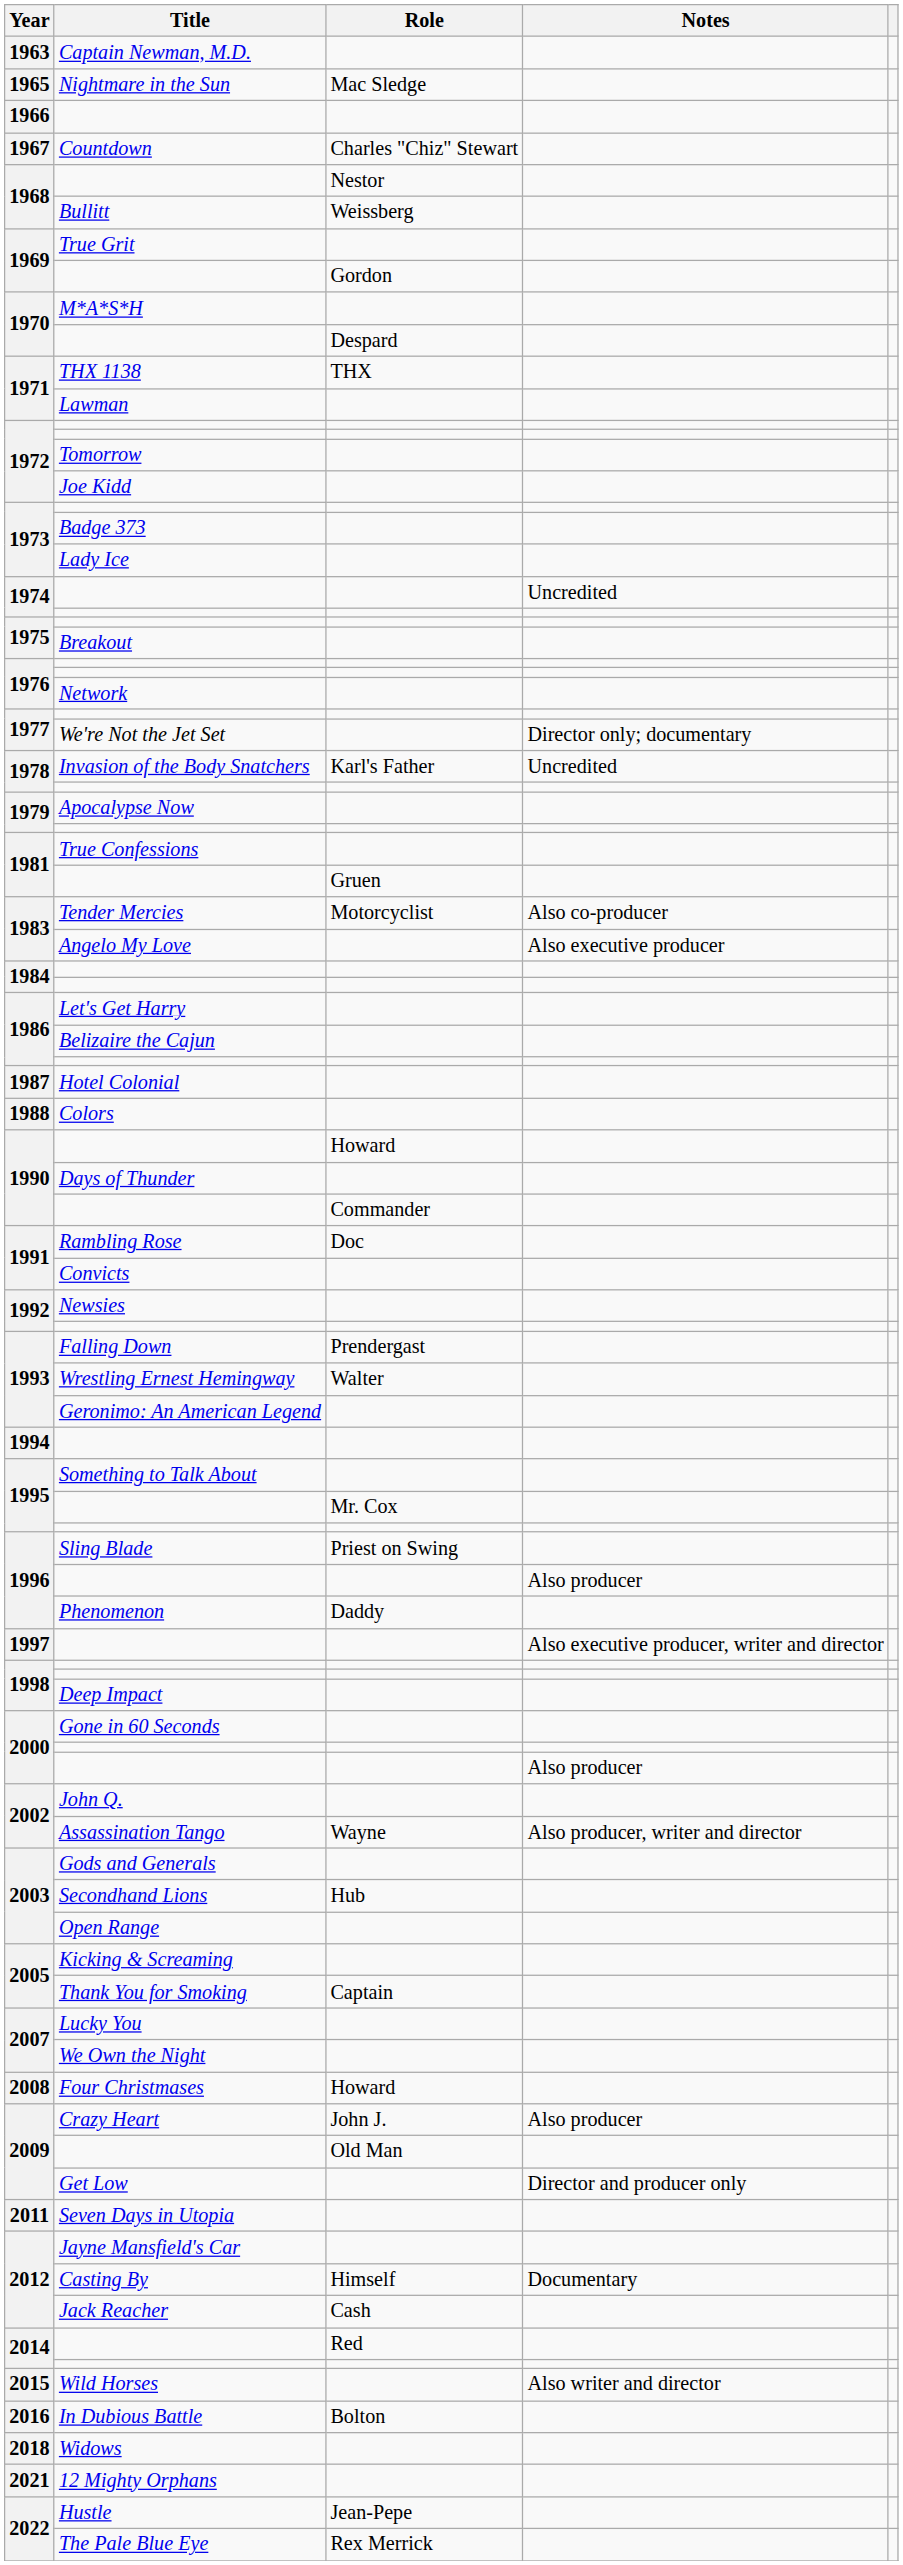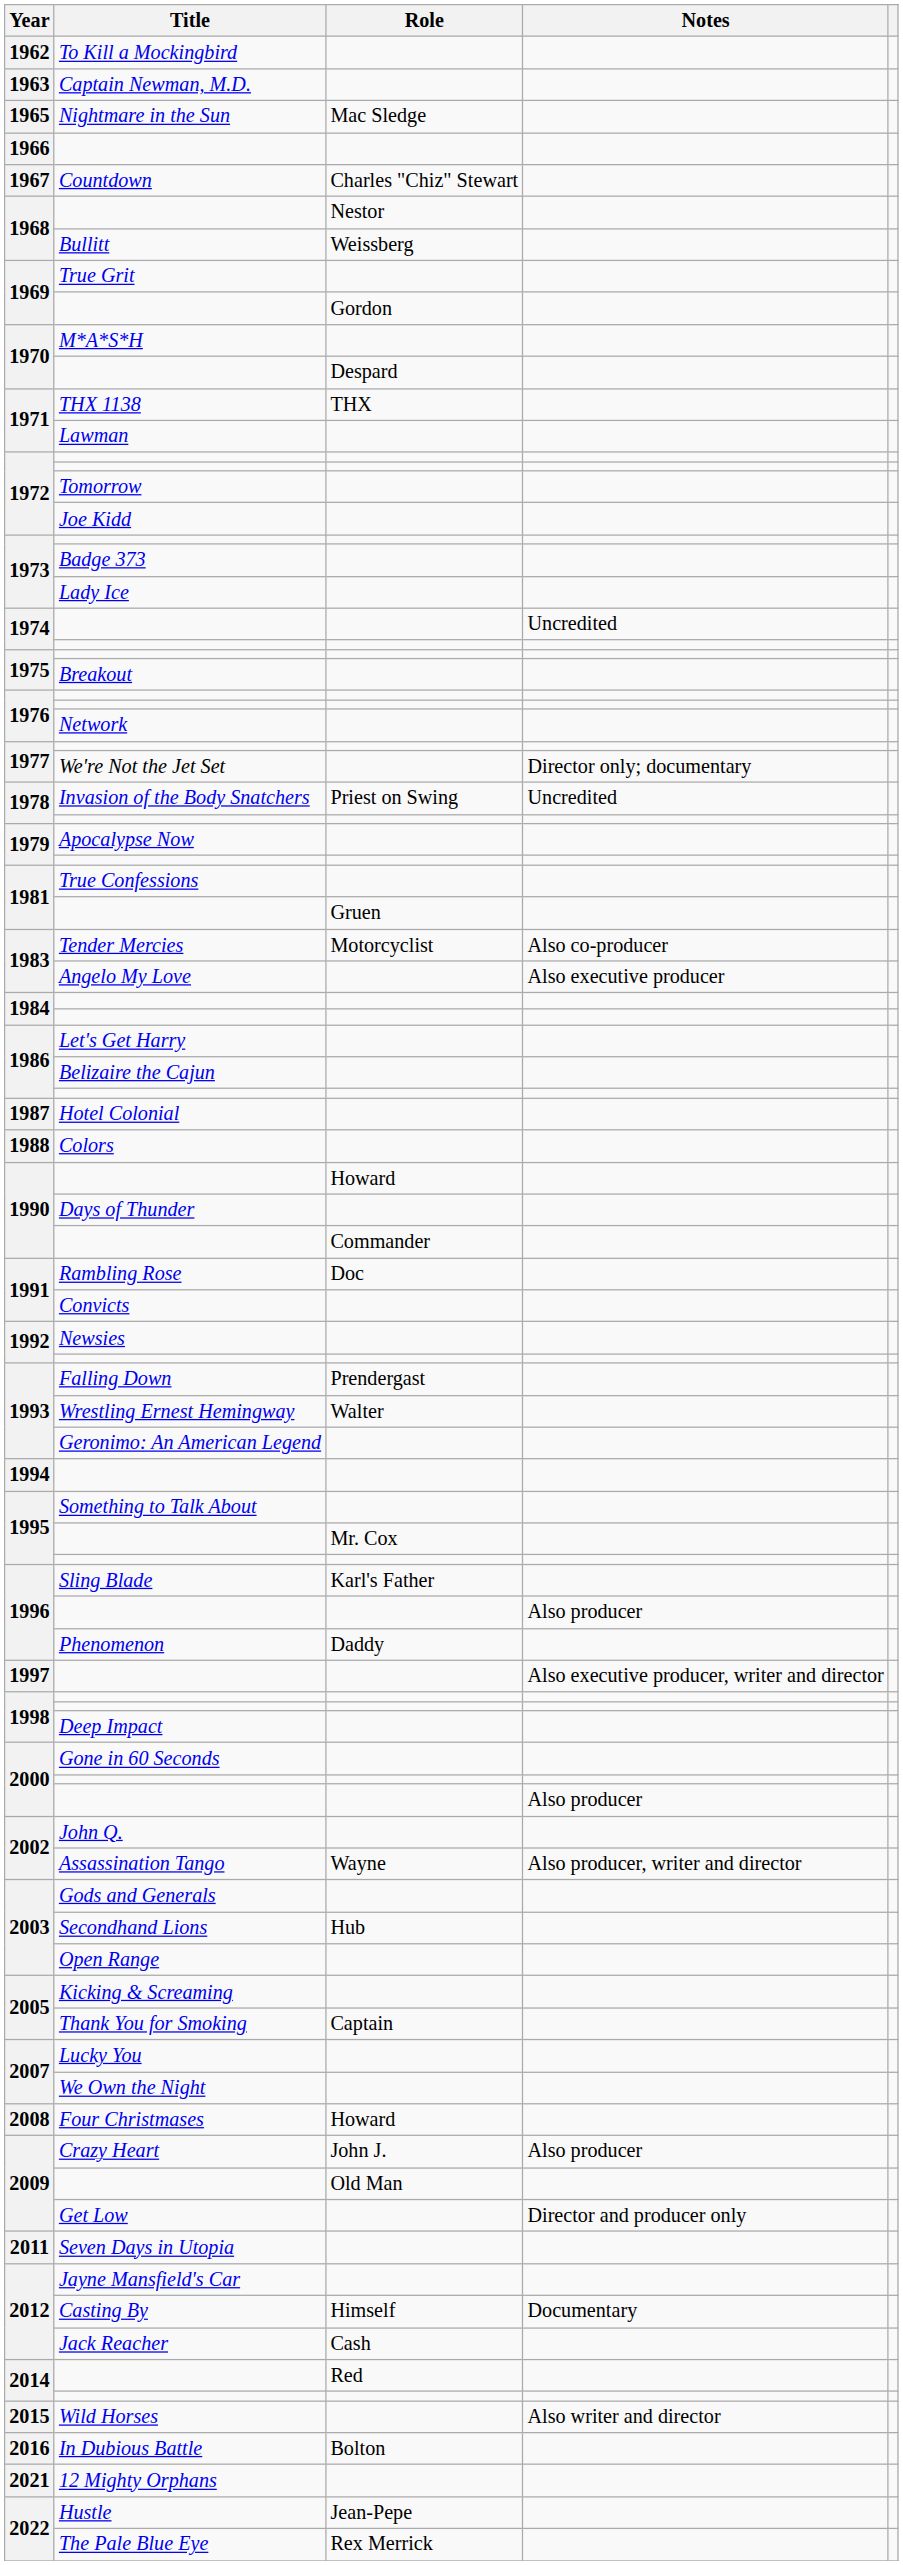+ row: (29, 52)
(382, 766) Karl's Father -> (394, 798) Priest on Swing
(394, 1548) Priest on Swing -> (382, 1580) Karl's Father
- row: (29, 2448)
